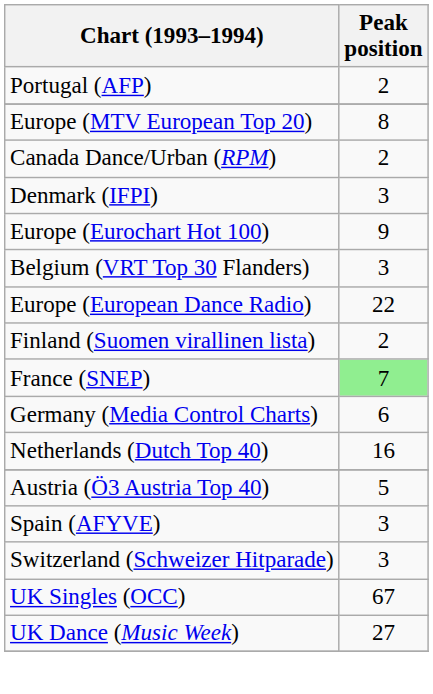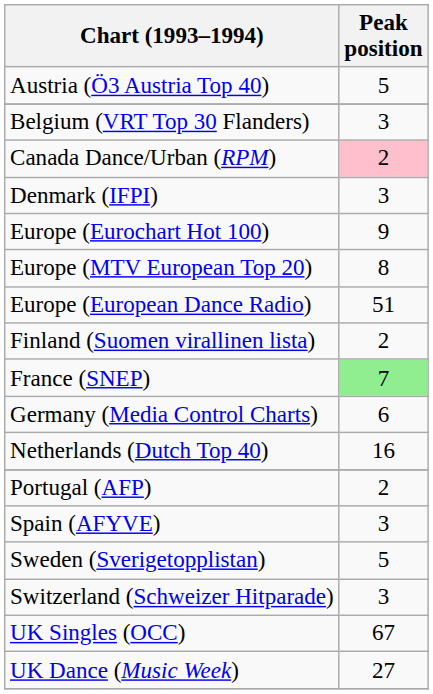rows swapped: (140, 487) <-> (81, 85)
rows swapped: (160, 267) <-> (161, 121)
(383, 158) no background -> (383, 158) pink background
(383, 304) 22 -> (383, 304) 51
+ row: (138, 560)
